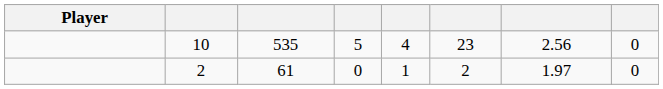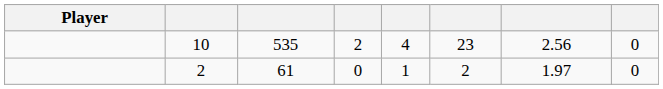(358, 44) 5 -> (358, 44) 2
